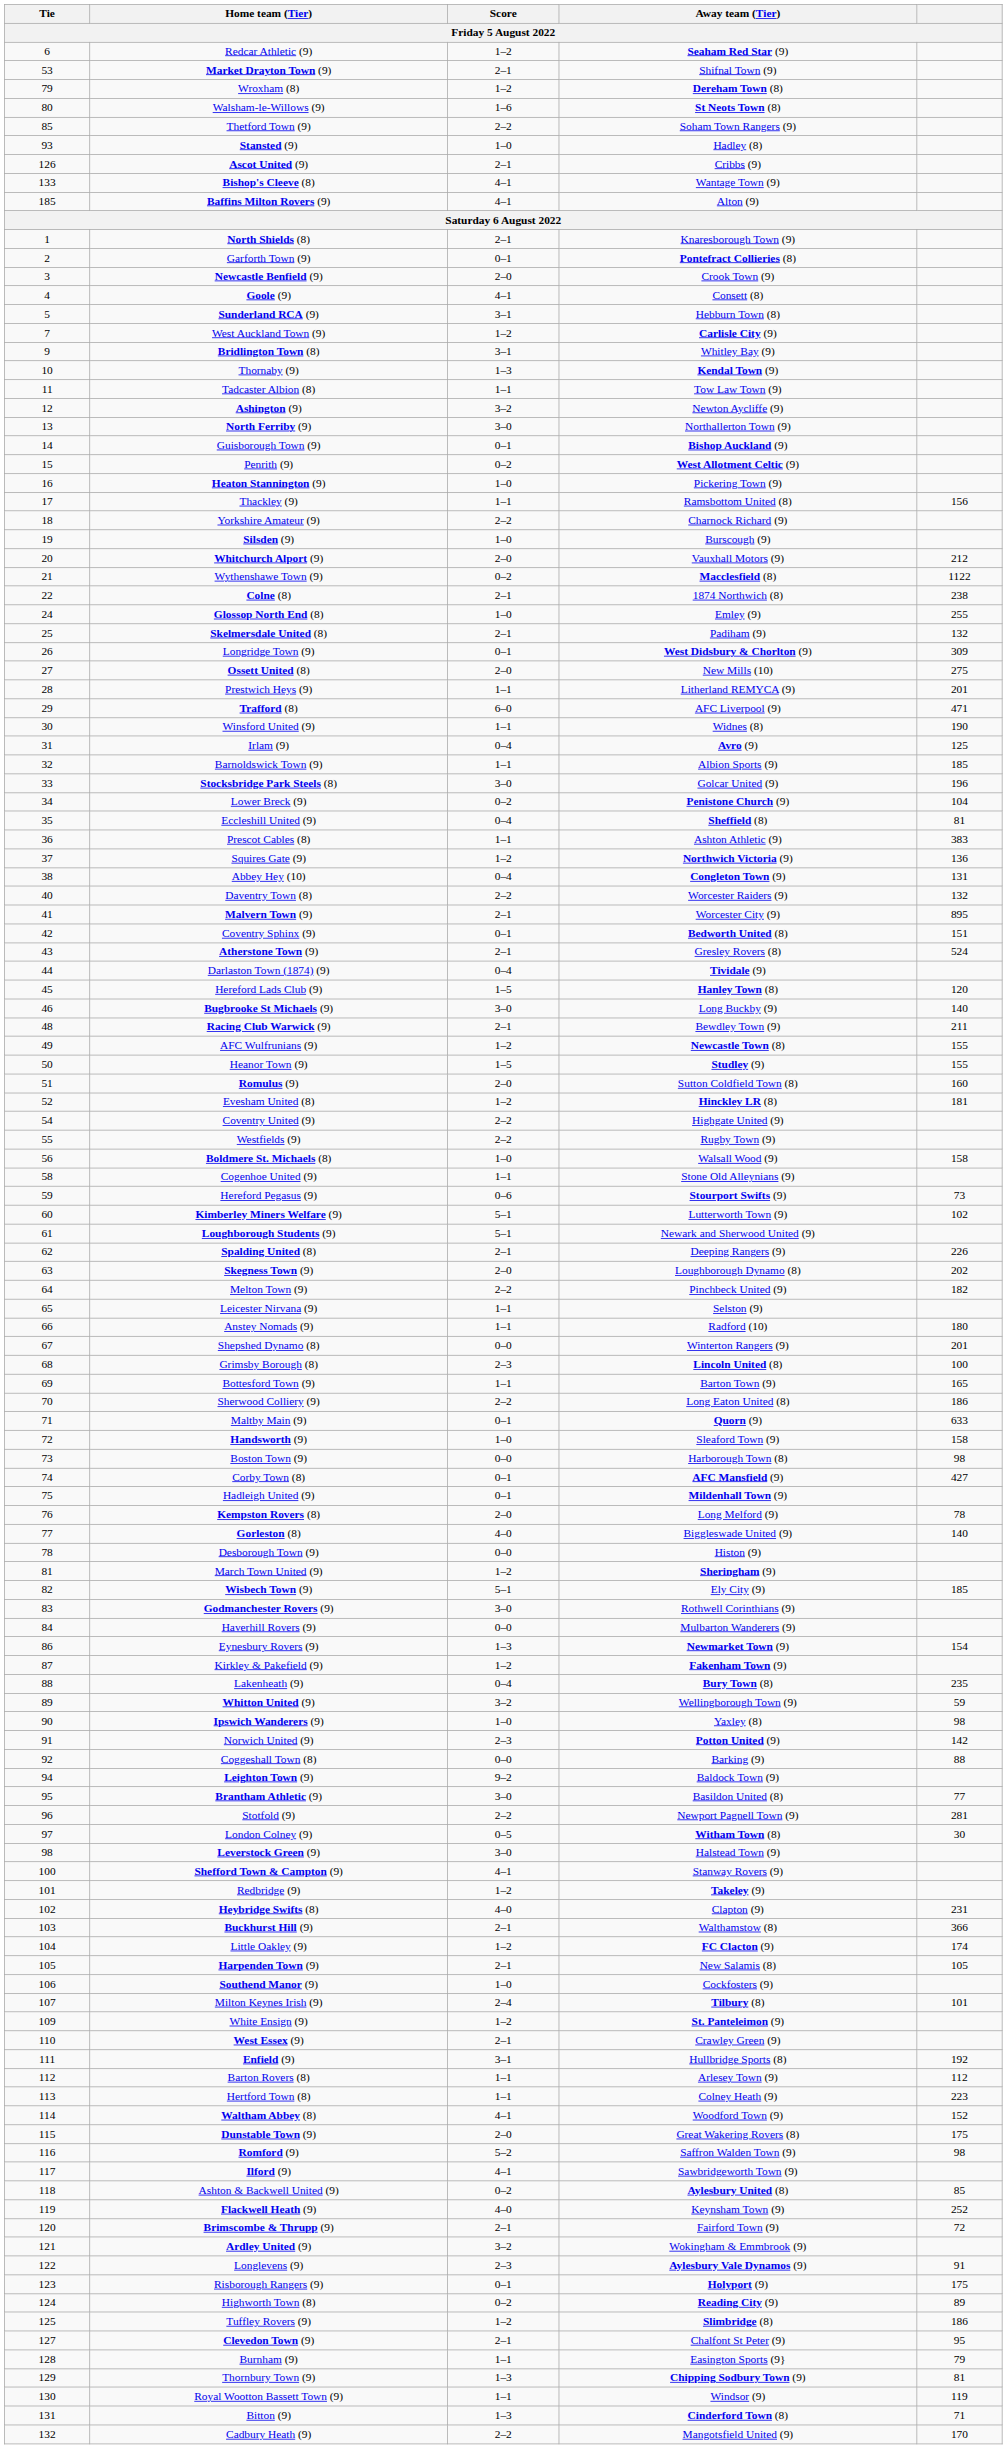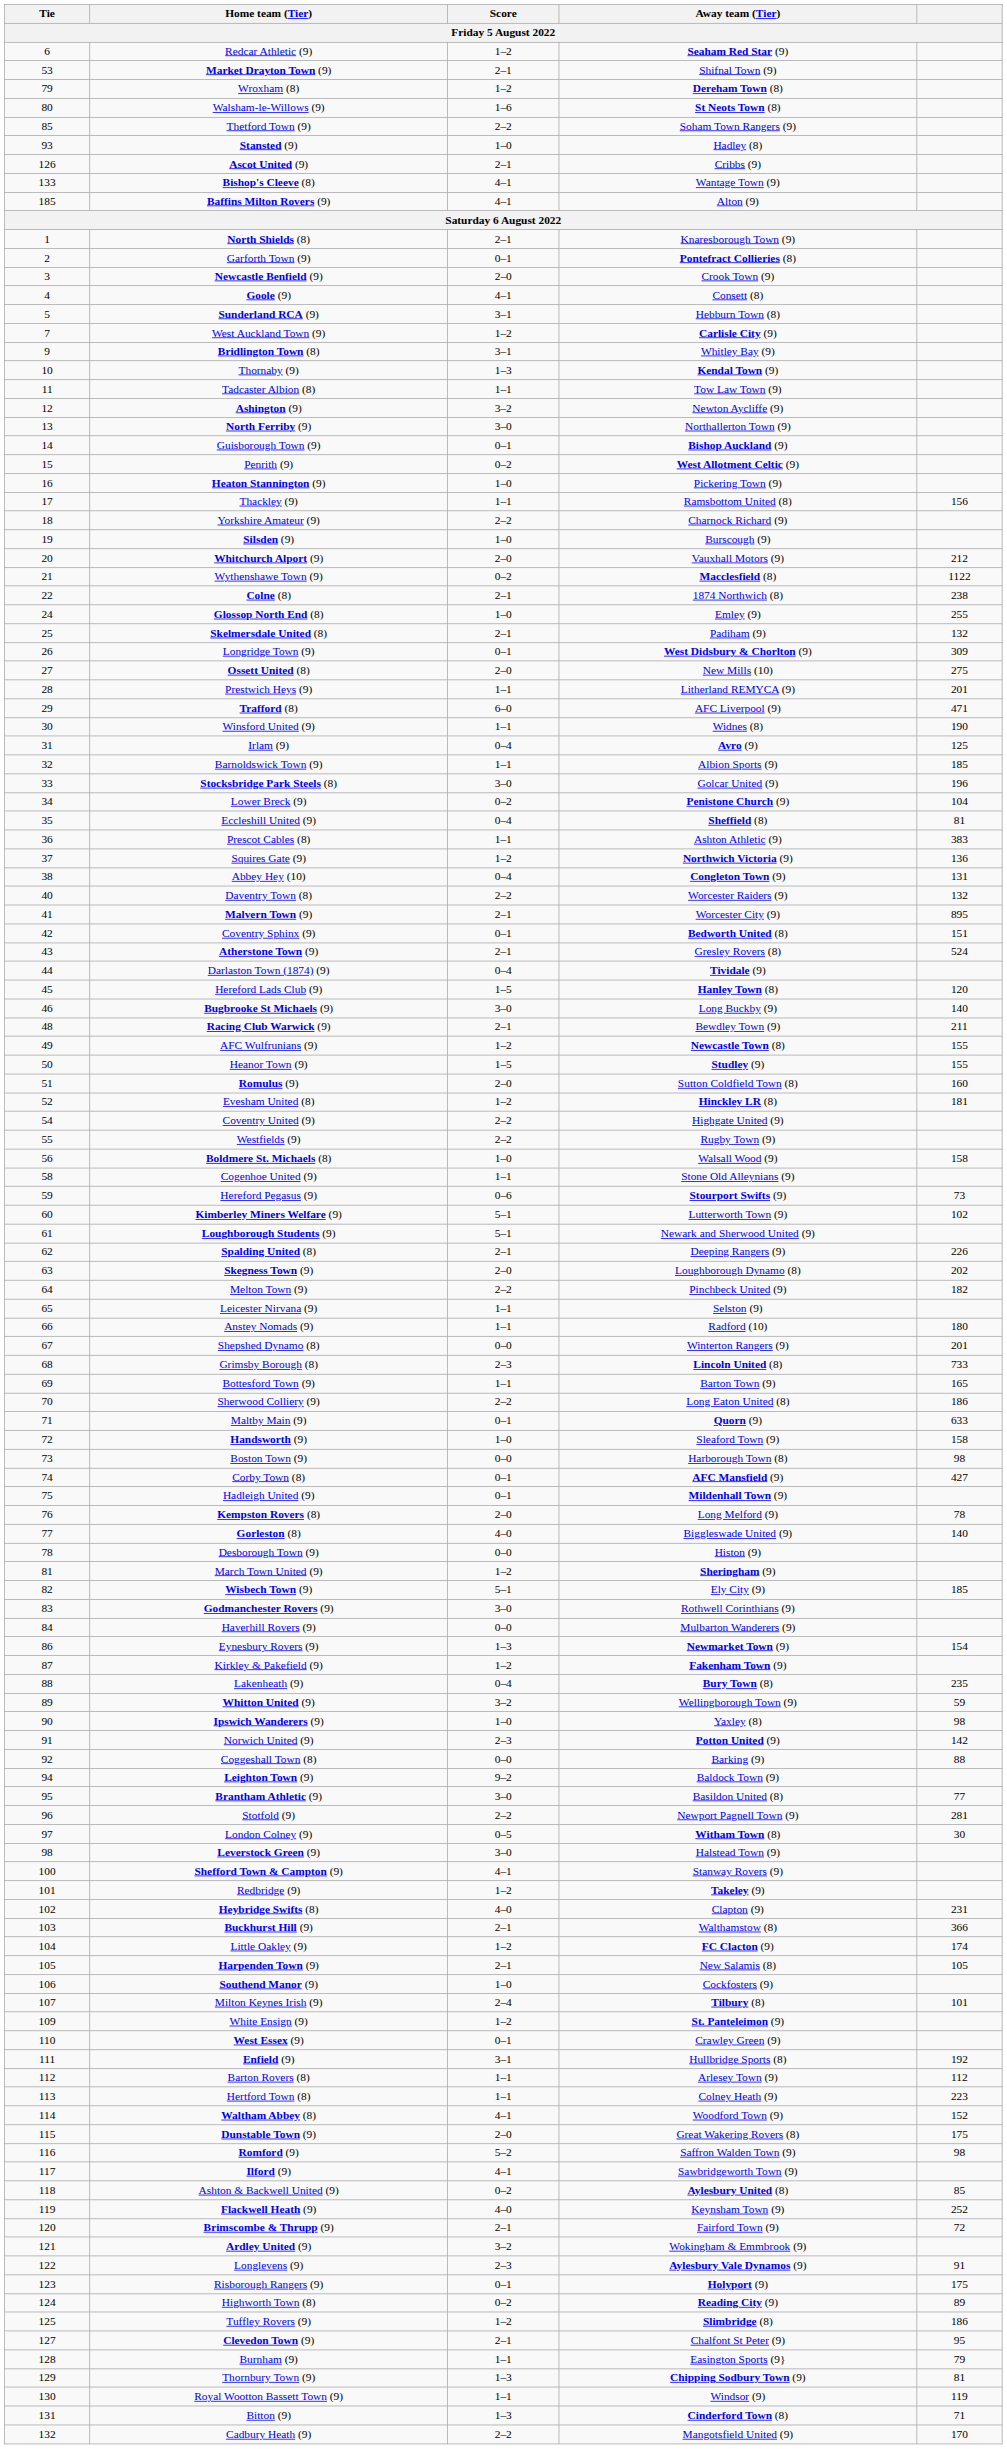(959, 1365) 100 -> (959, 1365) 733
(503, 2040) 2–1 -> (503, 2040) 0–1
